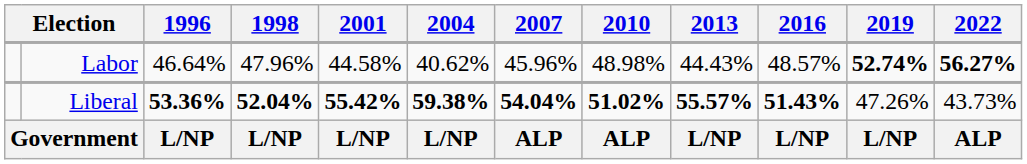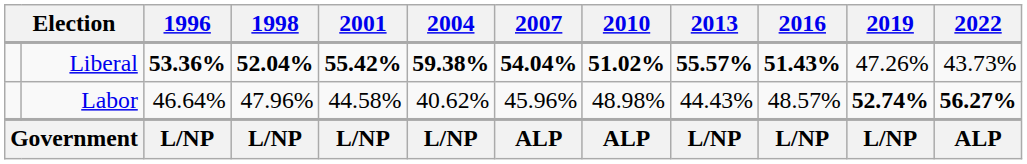rows swapped: (104, 101) <-> (110, 62)
